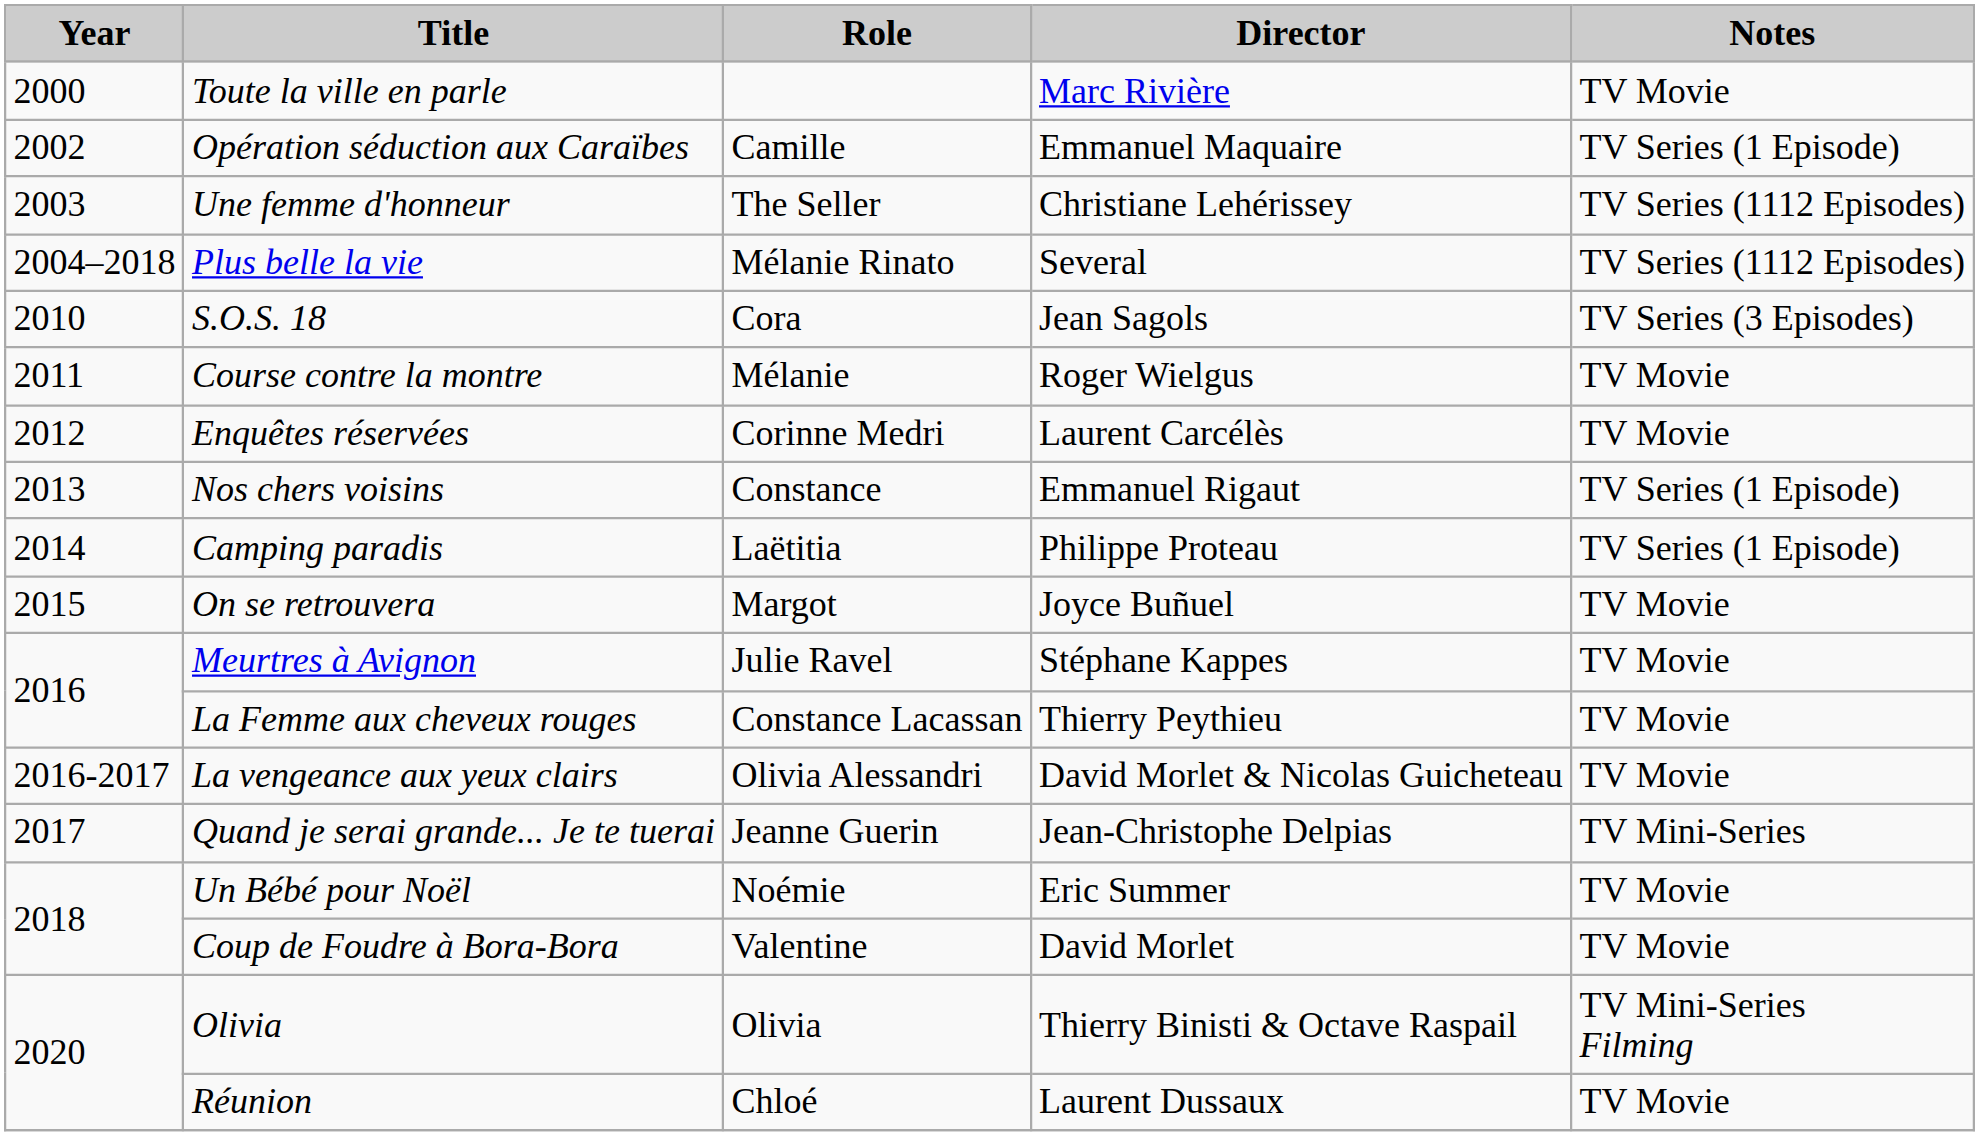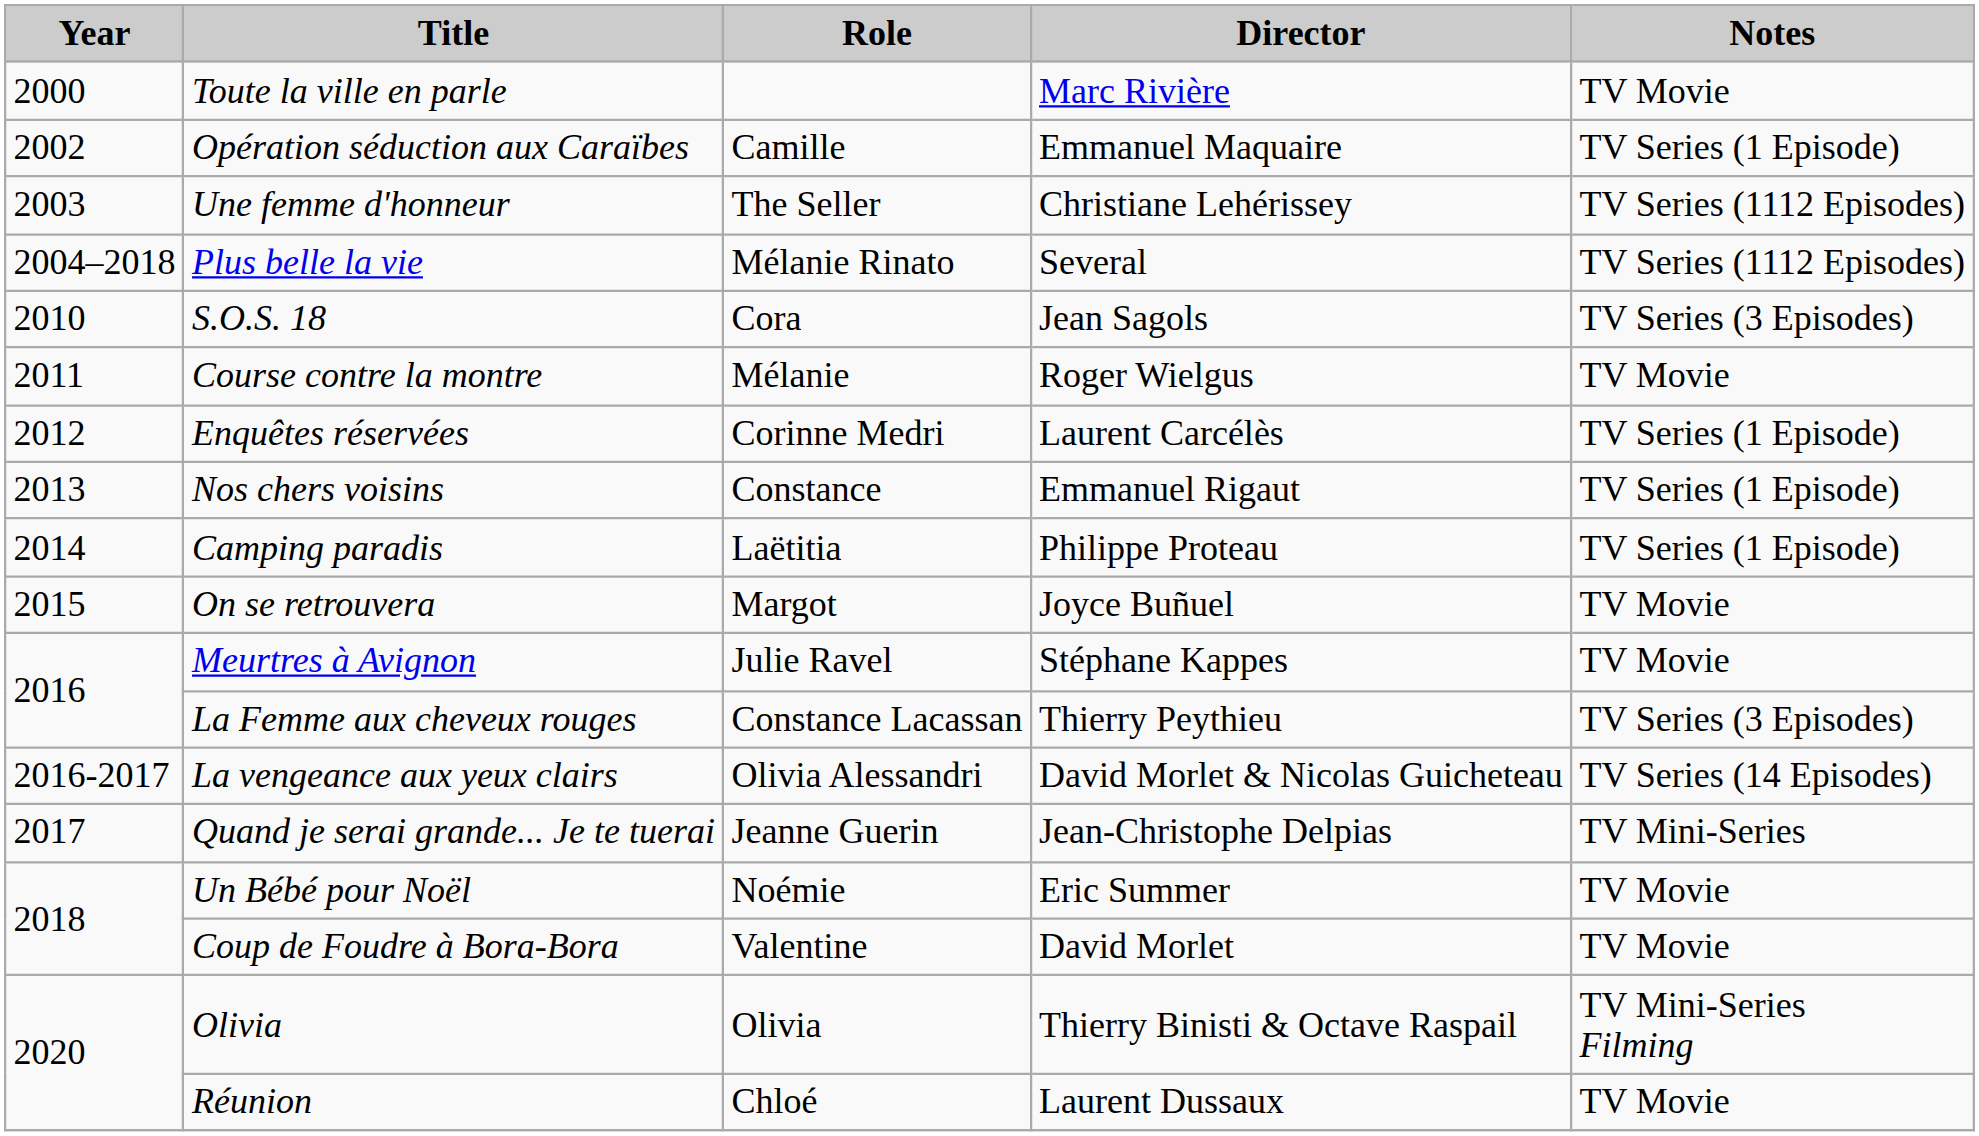(1655, 432) TV Movie -> (1740, 432) TV Series (1 Episode)
(1655, 718) TV Movie -> (1747, 718) TV Series (3 Episodes)
(1655, 775) TV Movie -> (1756, 775) TV Series (14 Episodes)
